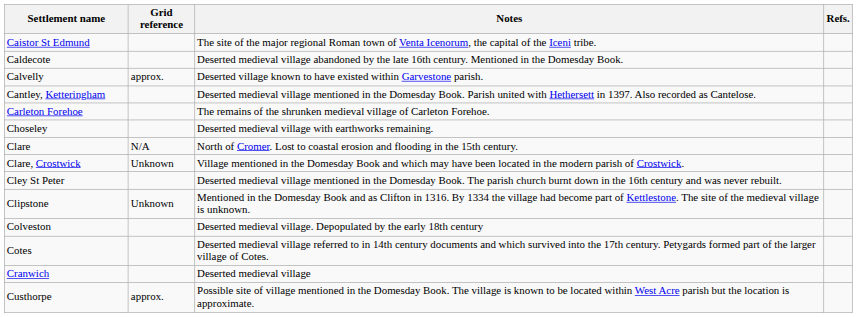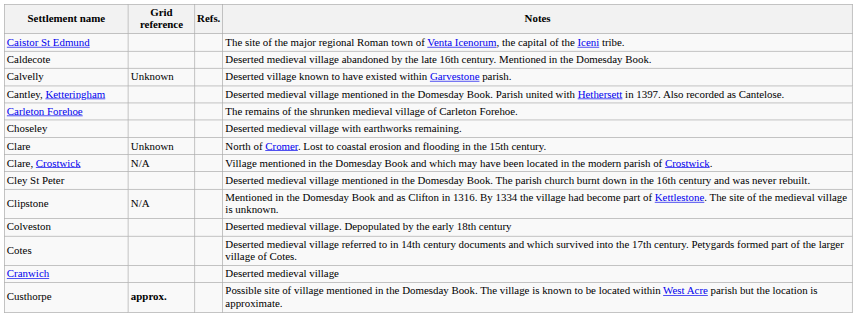columns swapped: (509, 19) <-> (838, 19)
(147, 77) approx. -> (152, 77) Unknown
(140, 146) N/A -> (152, 146) Unknown
(152, 163) Unknown -> (140, 163) N/A
(152, 204) Unknown -> (140, 204) N/A
(147, 297) normal -> (149, 297) bold
